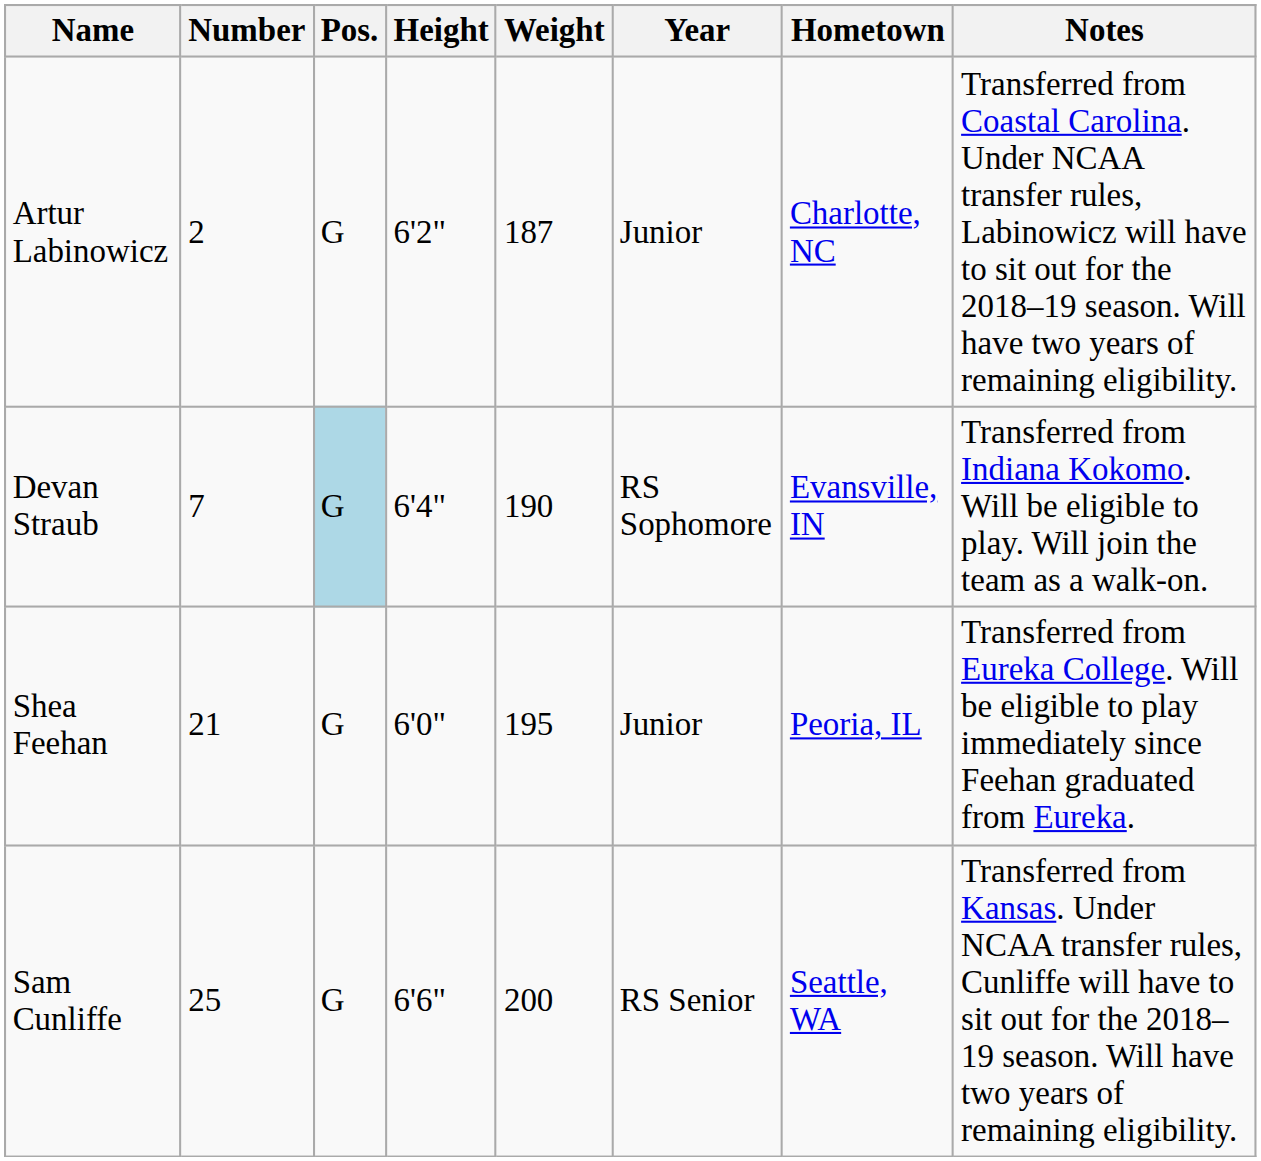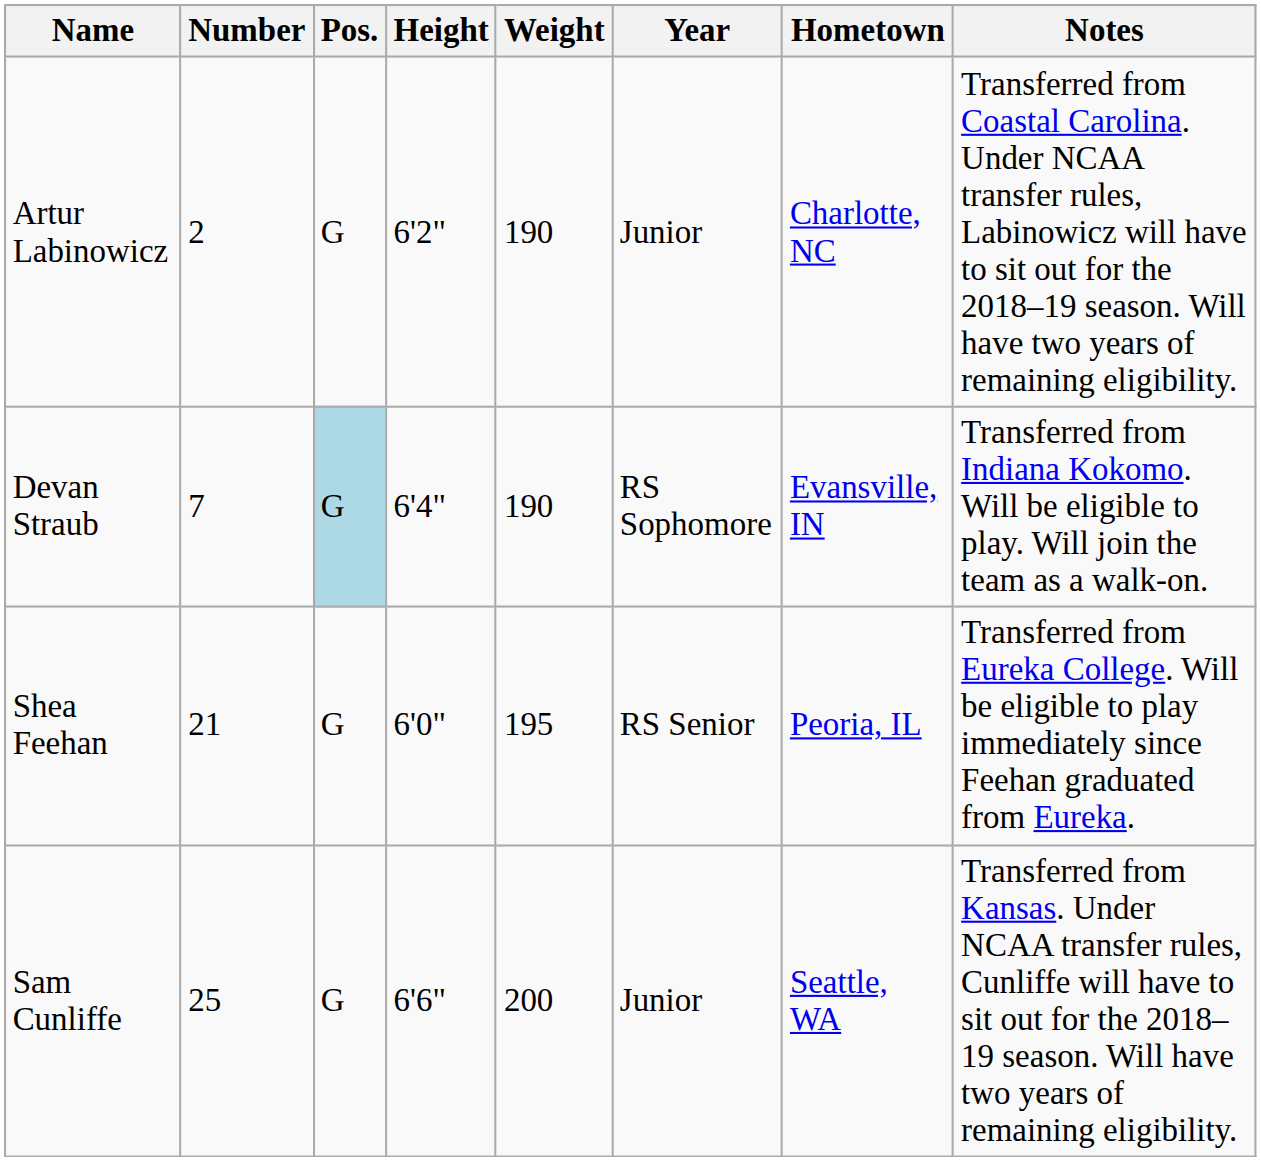(529, 231) 187 -> (529, 231) 190
(661, 725) Junior -> (687, 725) RS Senior
(687, 999) RS Senior -> (661, 999) Junior
